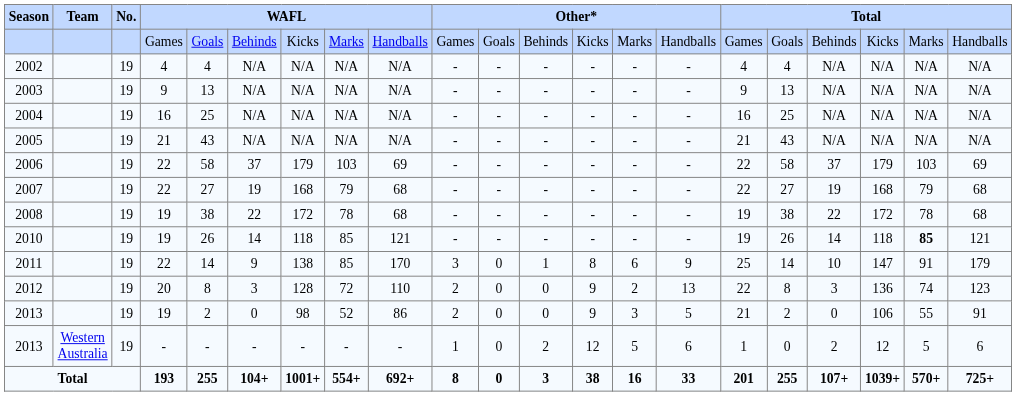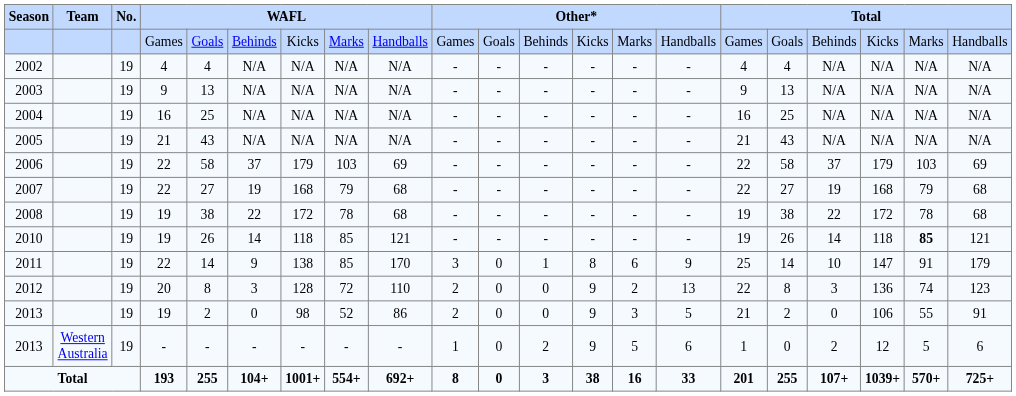(593, 346) 12 -> (593, 346) 9
